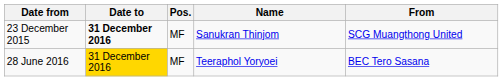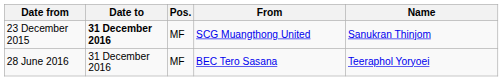columns swapped: (270, 12) <-> (422, 12)
(119, 62) gold background -> (119, 62) no background
